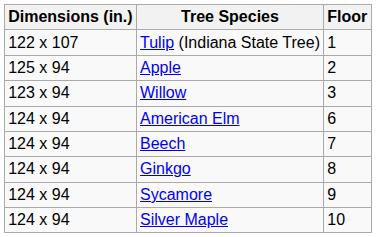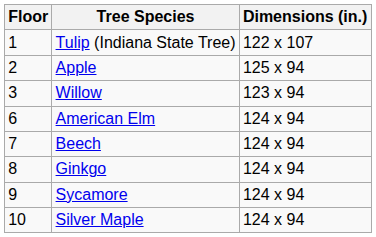columns swapped: (347, 17) <-> (70, 17)
